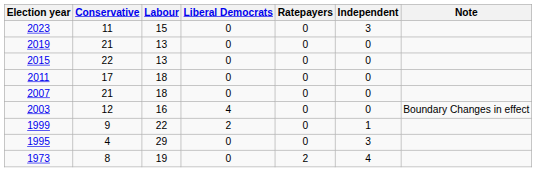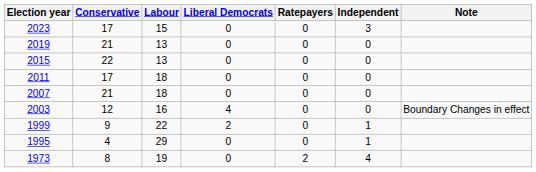(107, 28) 11 -> (107, 28) 17
(368, 142) 3 -> (368, 142) 1
